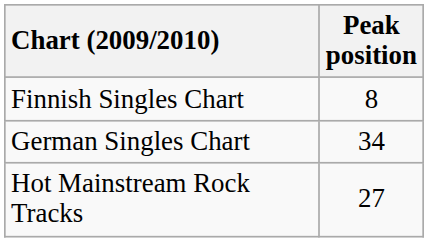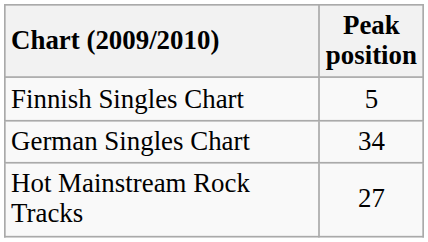(371, 98) 8 -> (371, 98) 5
